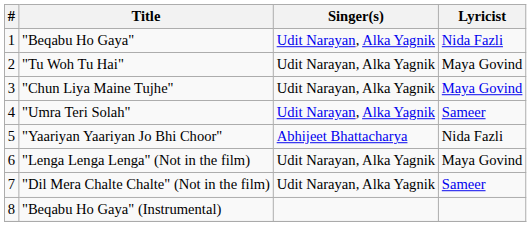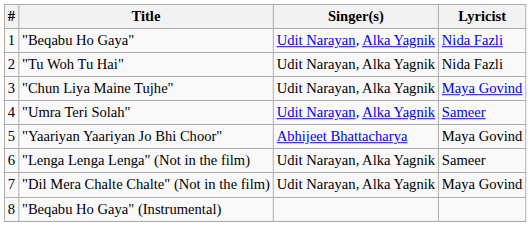(482, 64) Maya Govind -> (472, 64) Nida Fazli
(472, 137) Nida Fazli -> (482, 137) Maya Govind
(482, 161) Maya Govind -> (464, 161) Sameer
(464, 185) Sameer -> (482, 185) Maya Govind
